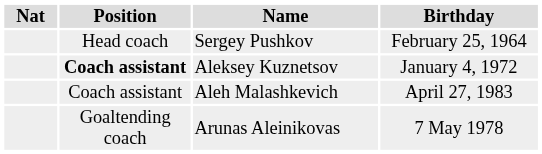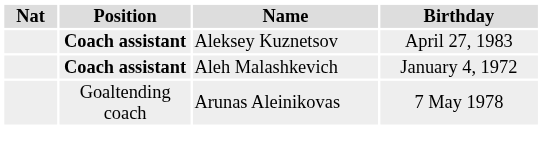- row: (254, 41)
(459, 66) January 4, 1972 -> (459, 41) April 27, 1983
(125, 92) normal -> (125, 66) bold
(459, 92) April 27, 1983 -> (459, 66) January 4, 1972
